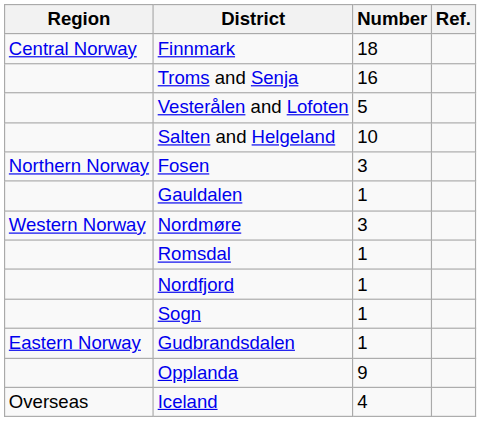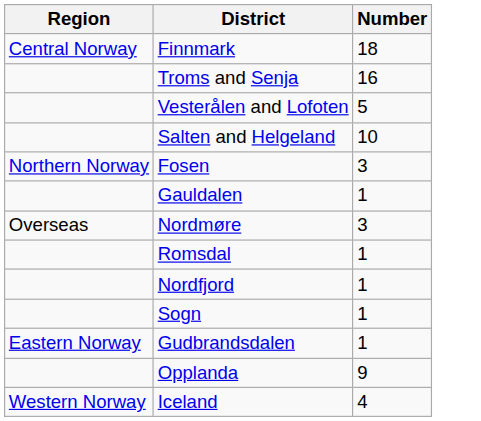- column: (453, 19)
(77, 225) Western Norway -> (49, 225) Overseas
(49, 401) Overseas -> (77, 401) Western Norway
